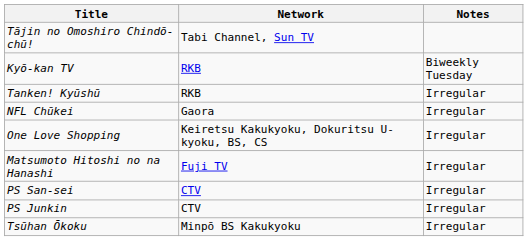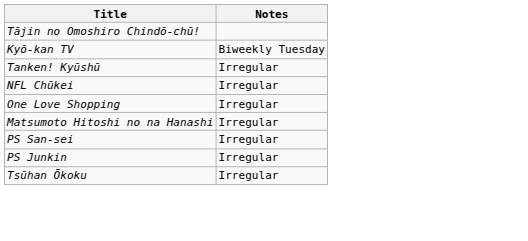- column: (301, 13)
